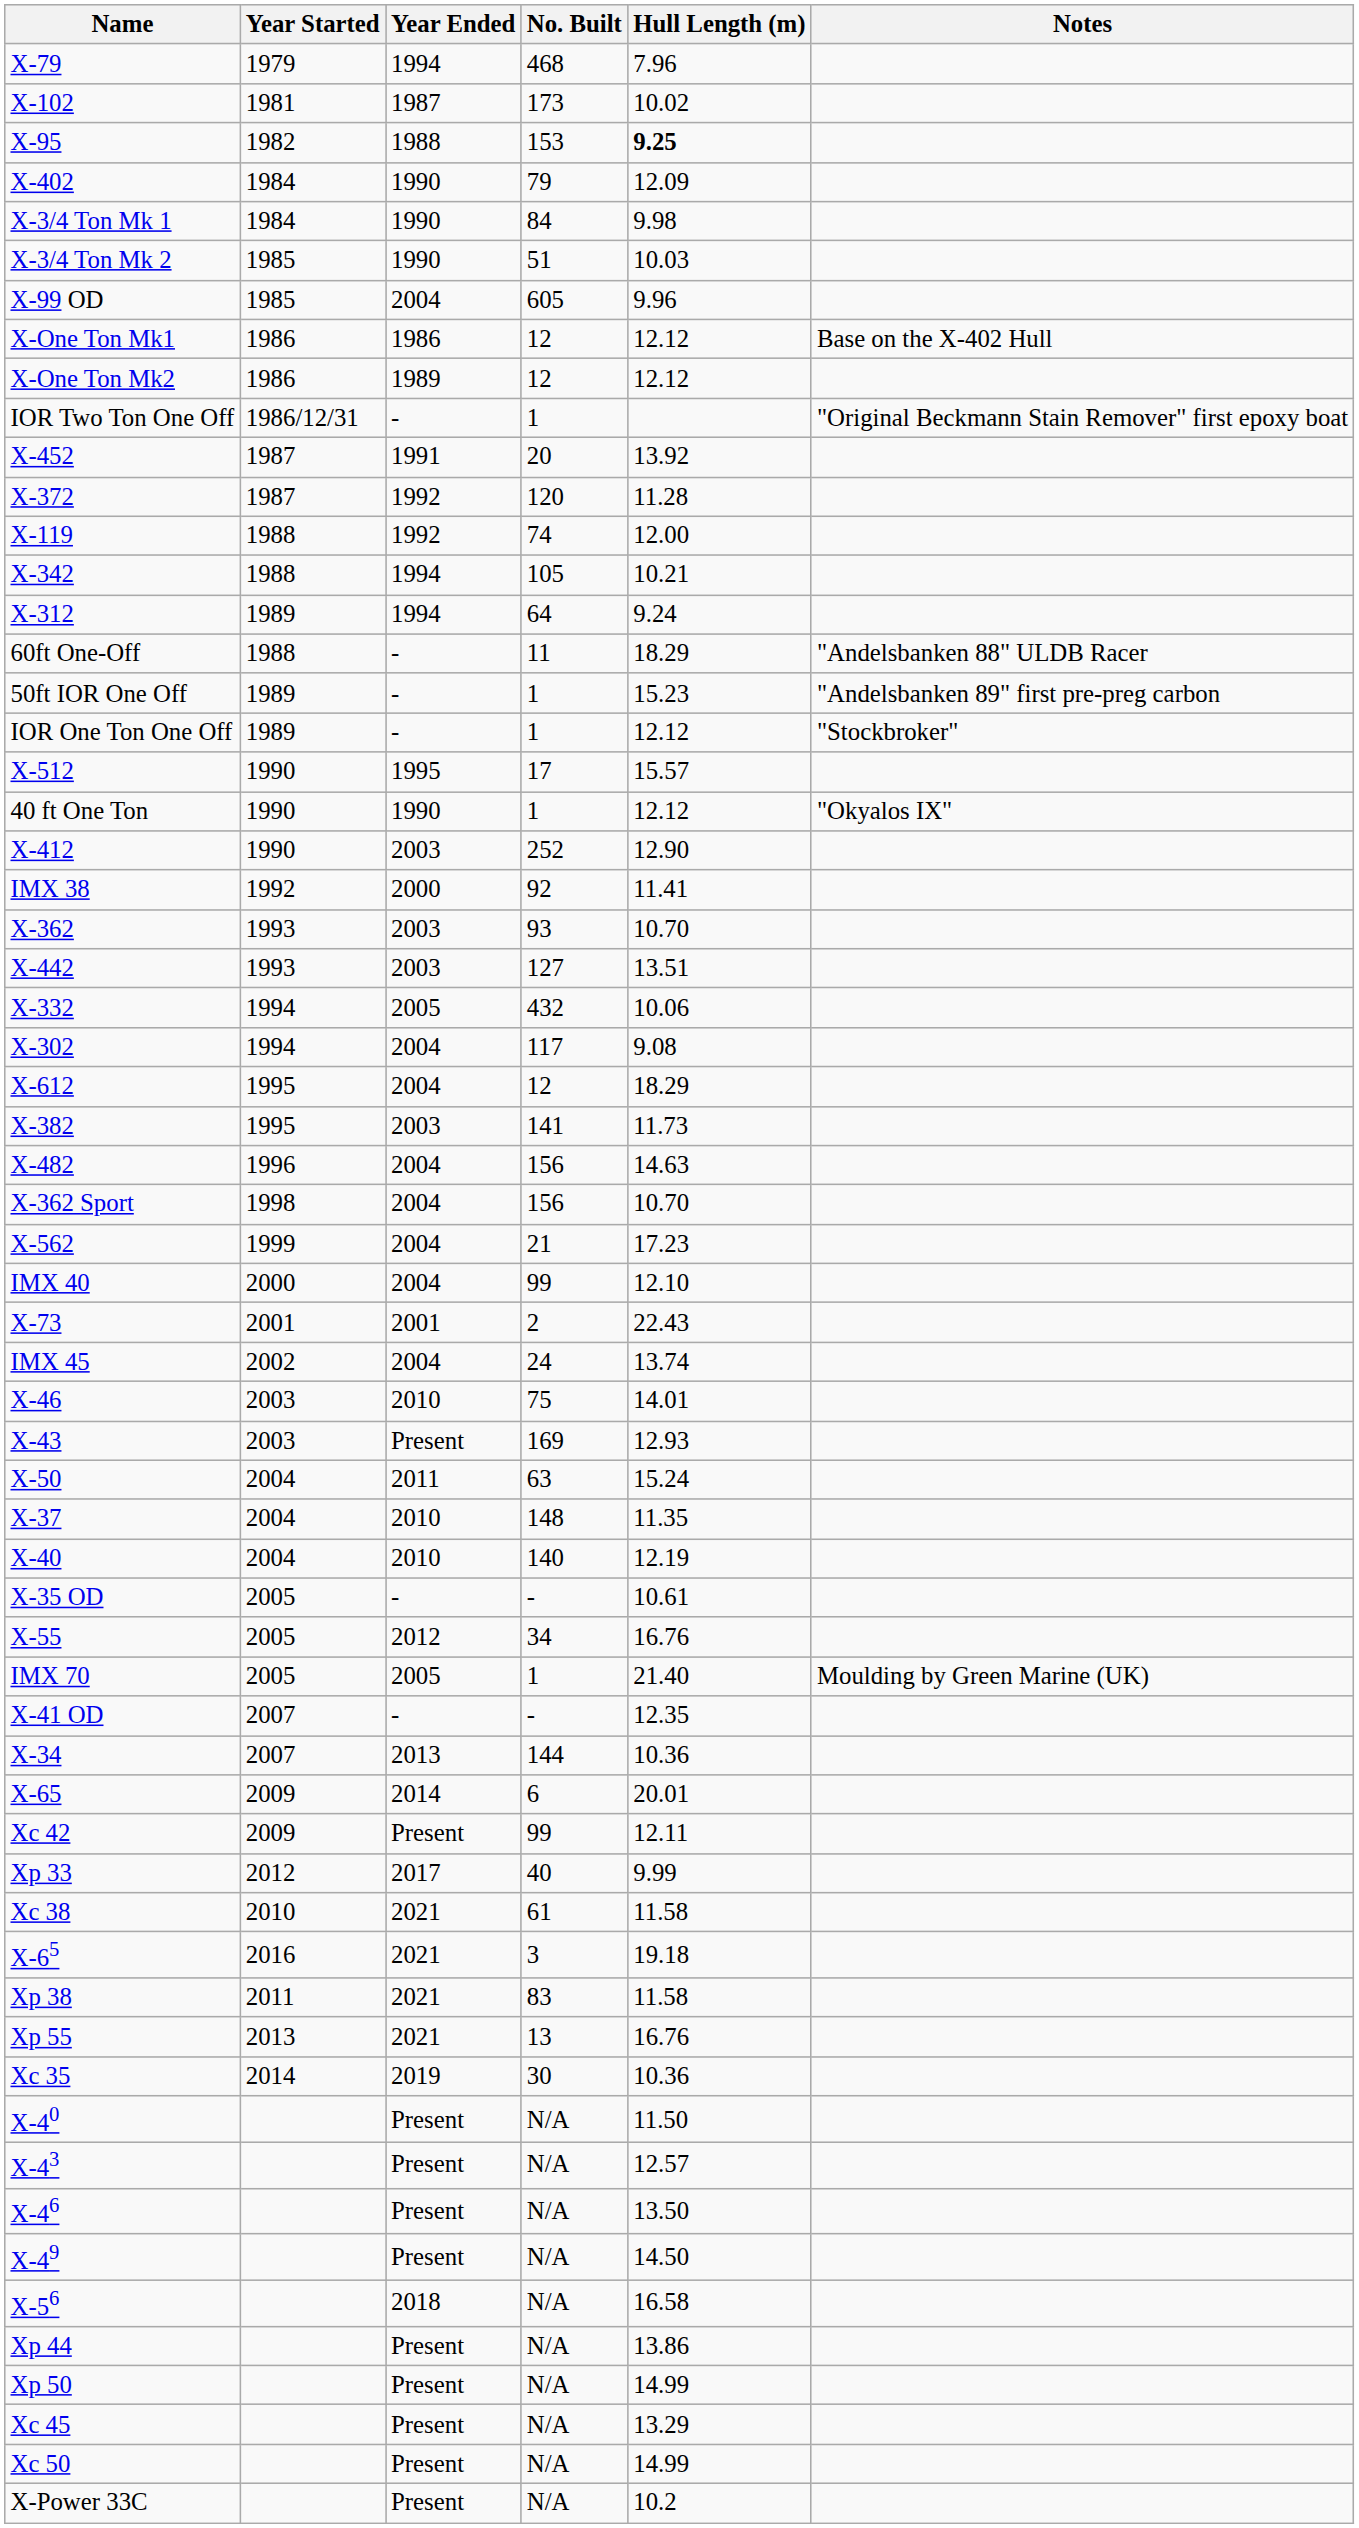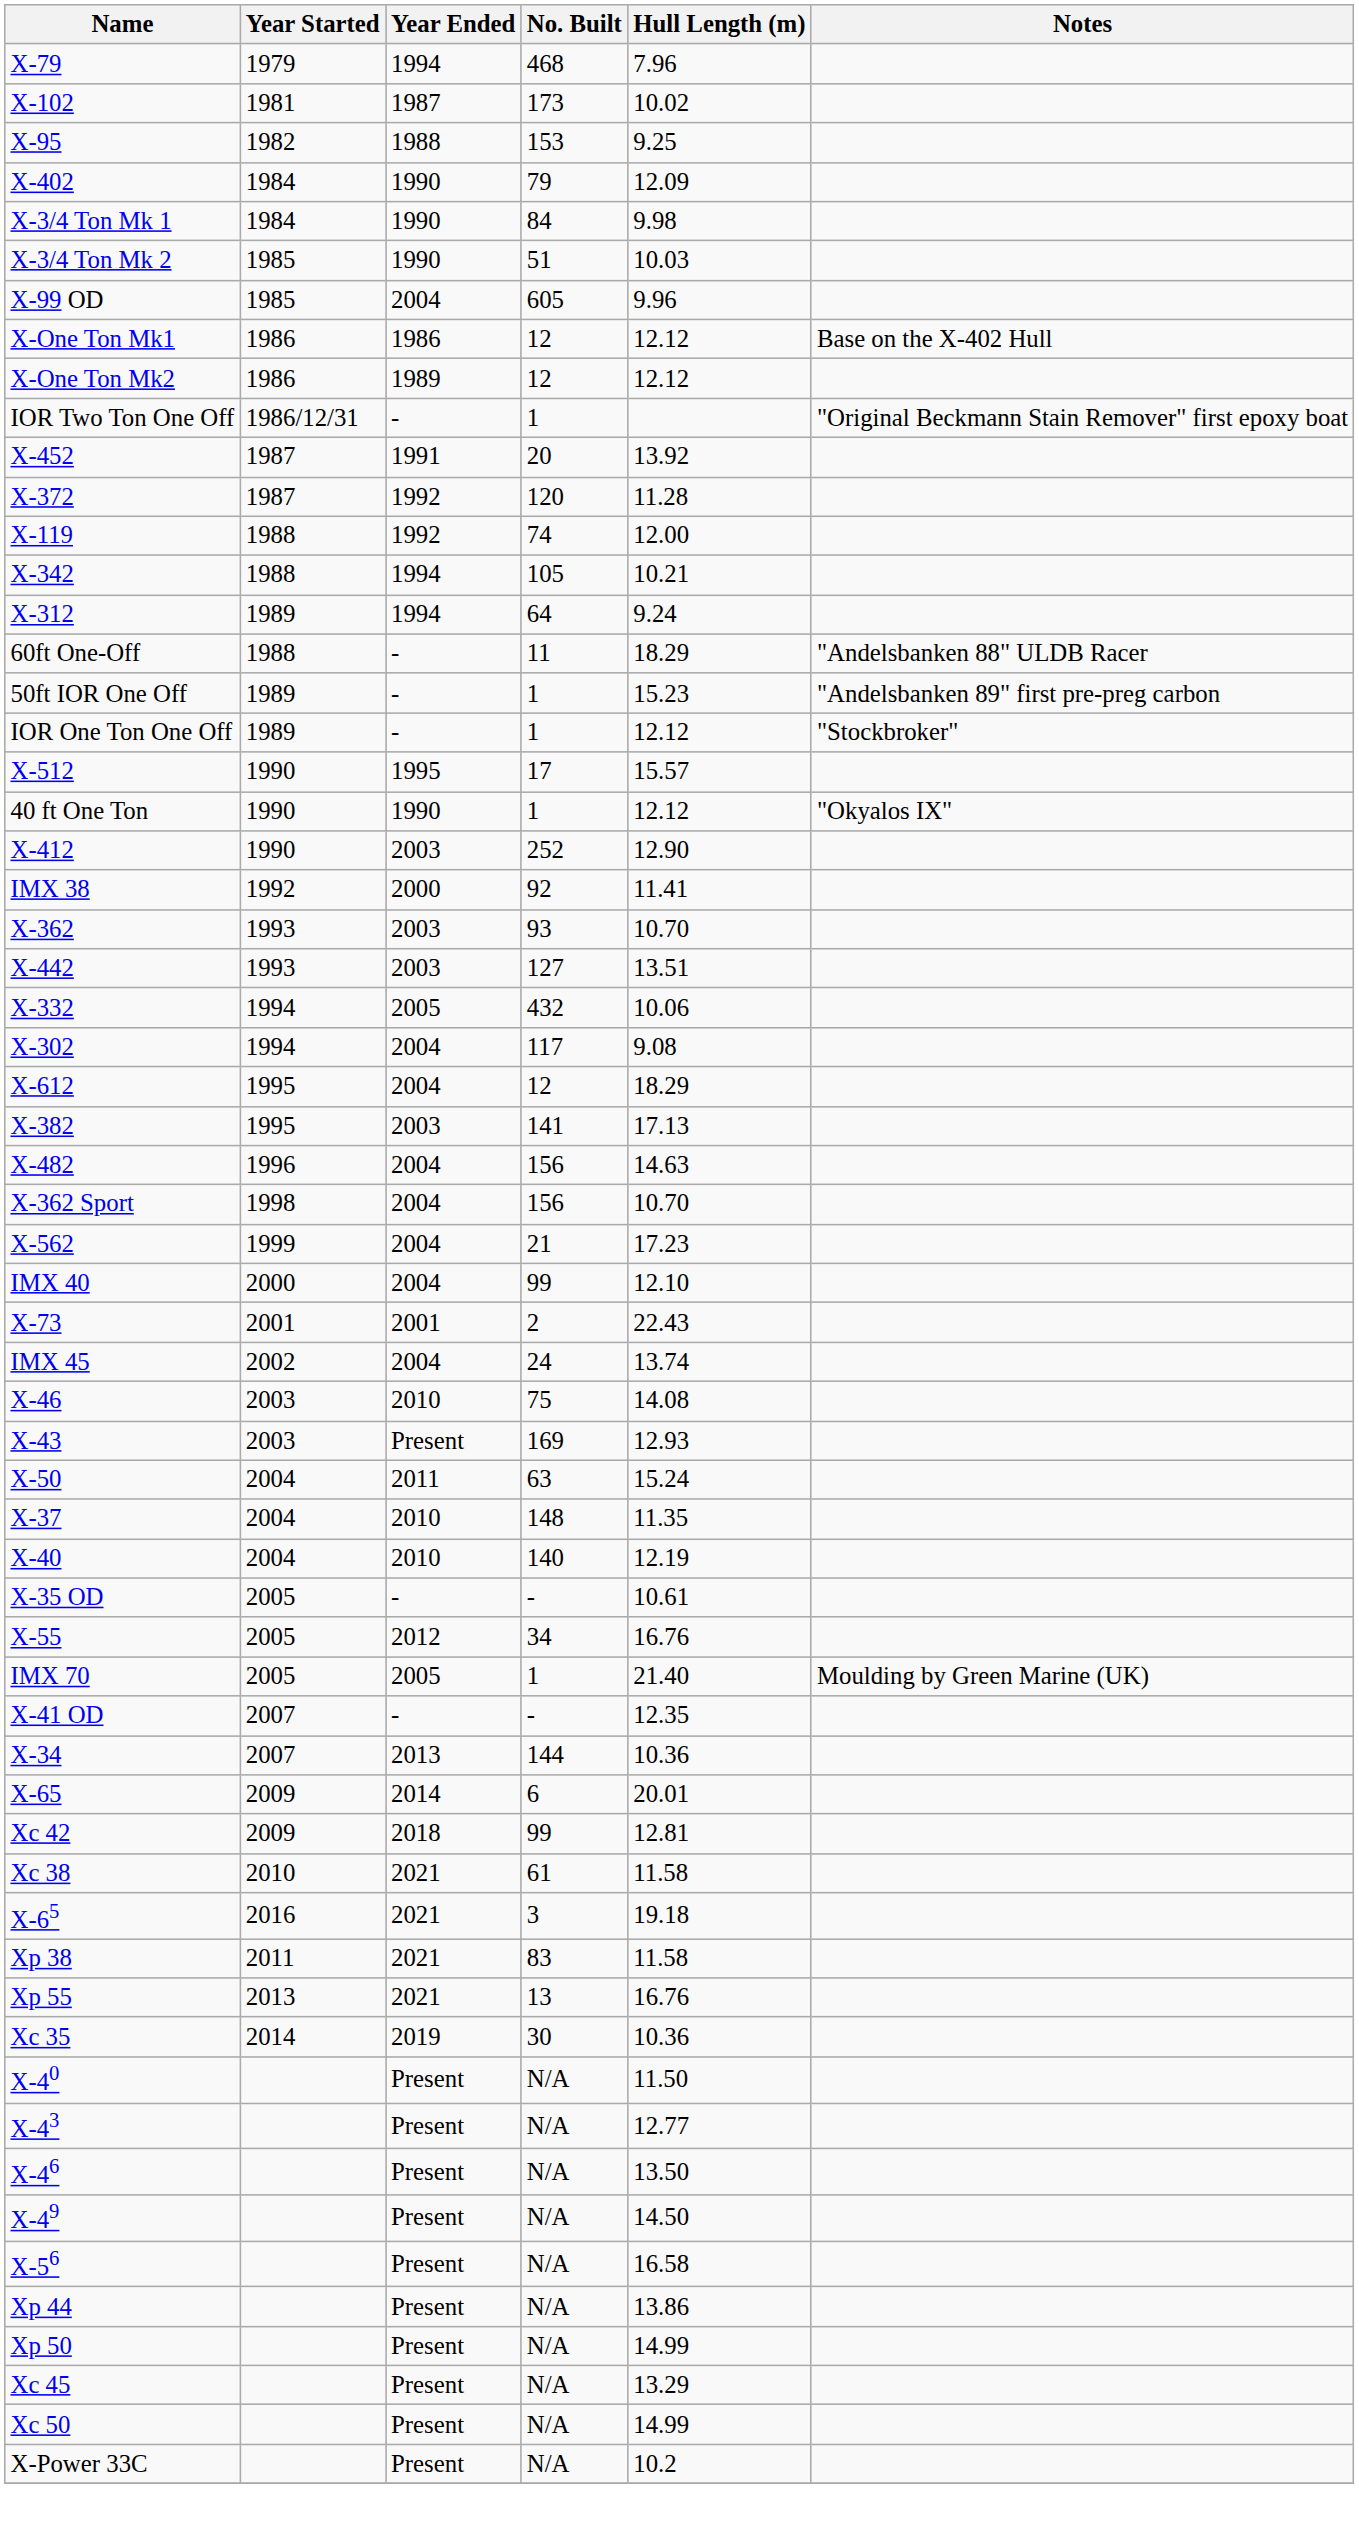(655, 142) bold -> (655, 142) normal
(661, 1125) 11.73 -> (661, 1125) 17.13
(661, 1400) 14.01 -> (661, 1400) 14.08
(428, 1833) Present -> (416, 1833) 2018
(661, 1833) 12.11 -> (661, 1833) 12.81
- row: (41, 1872)
(661, 2164) 12.57 -> (661, 2125) 12.77
(416, 2302) 2018 -> (428, 2263) Present
